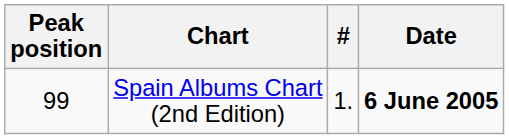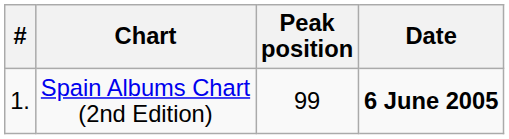columns swapped: (343, 36) <-> (56, 36)
